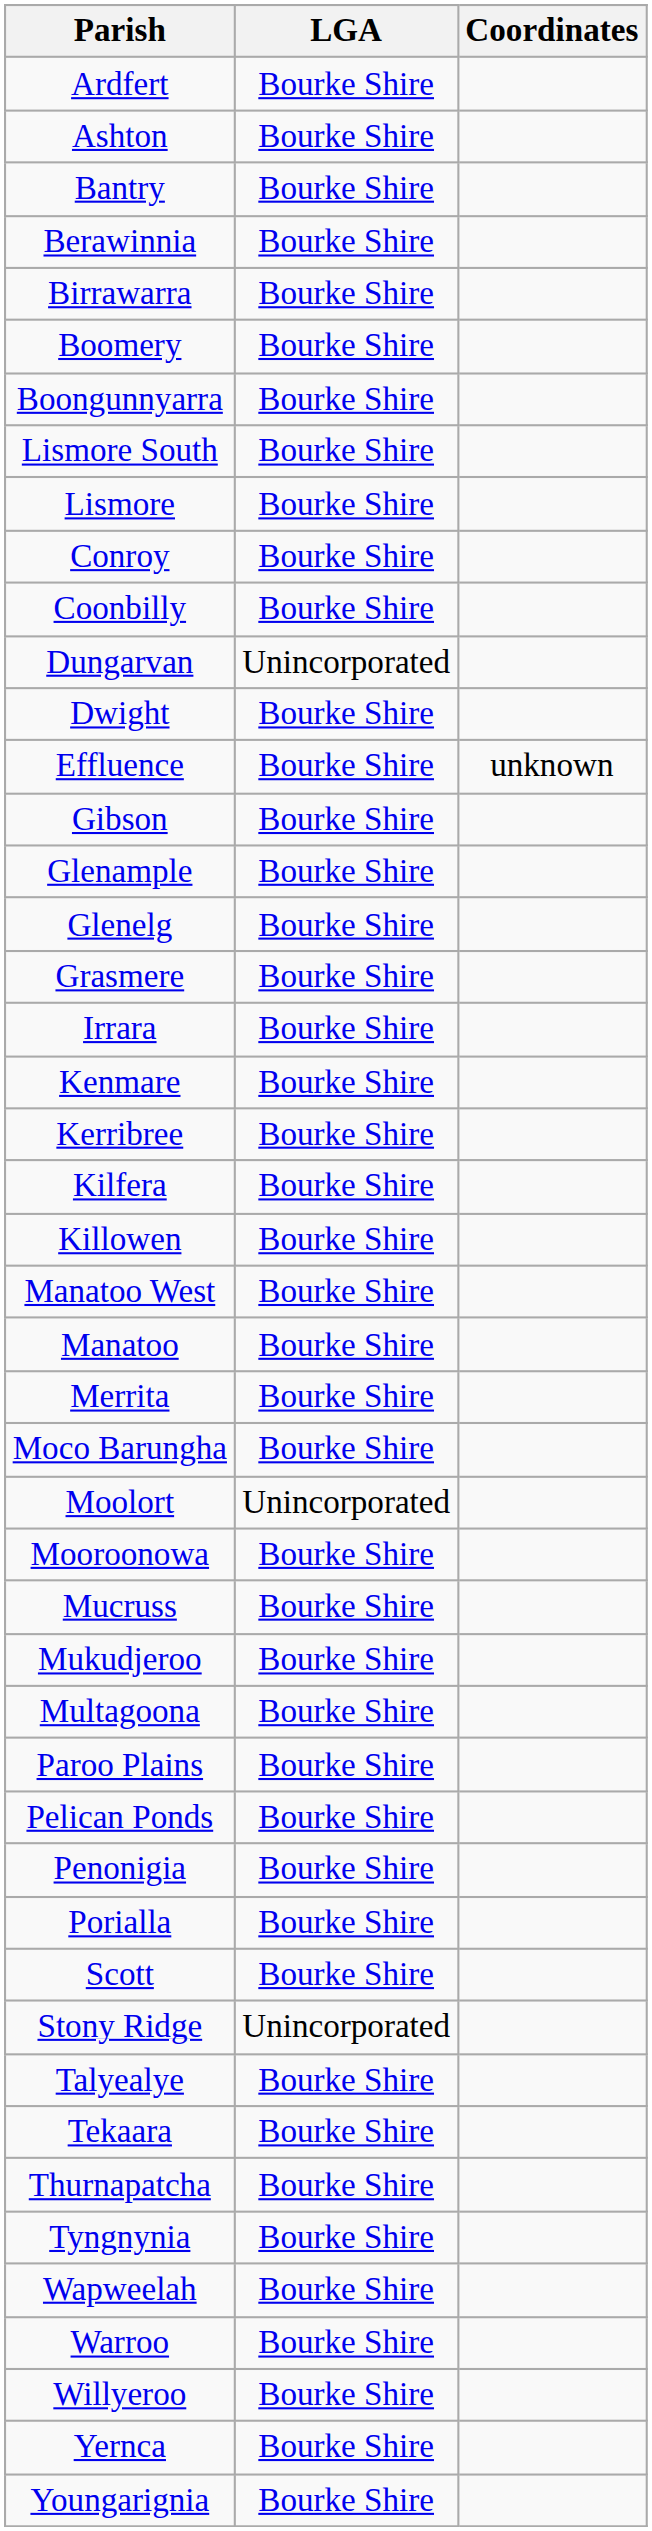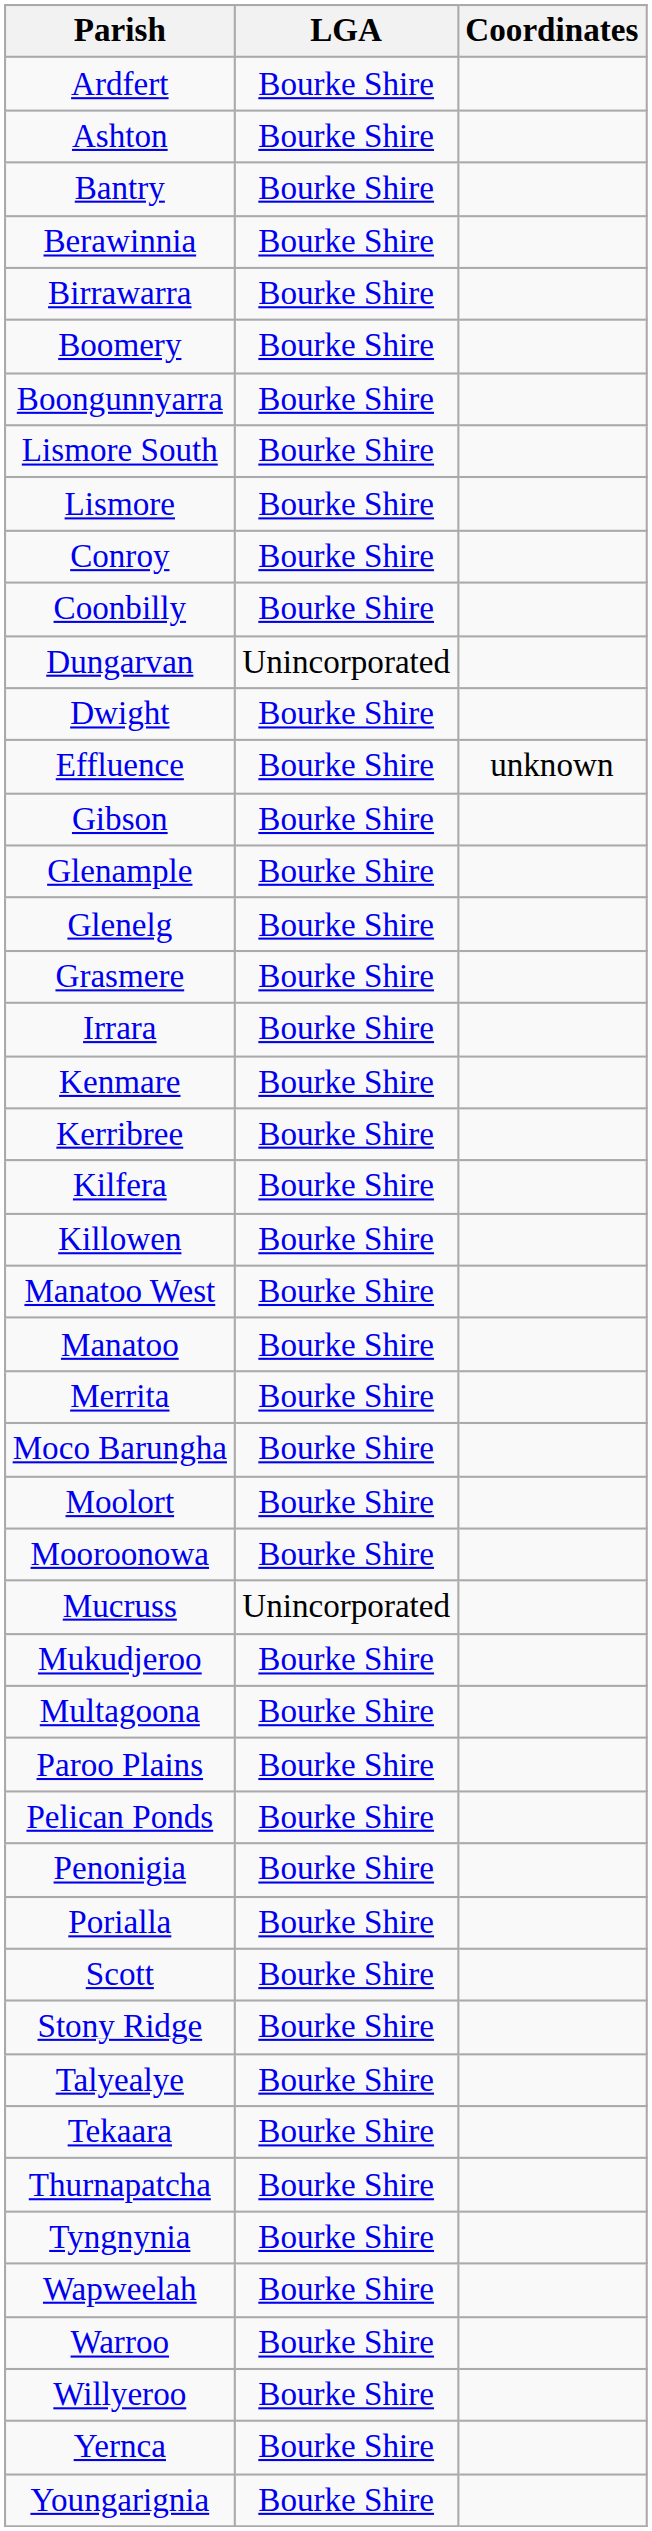(346, 1501) Unincorporated -> (346, 1501) Bourke Shire
(346, 1606) Bourke Shire -> (346, 1606) Unincorporated
(346, 2026) Unincorporated -> (346, 2026) Bourke Shire
